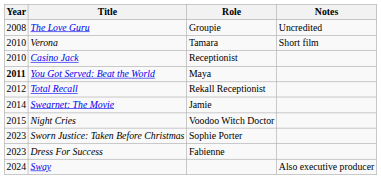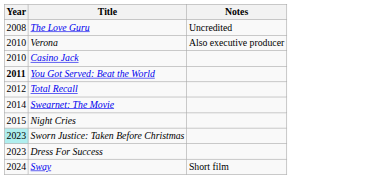- column: (232, 12)
(299, 43) Short film -> (237, 43) Also executive producer
(16, 136) no background -> (16, 136) paleturquoise background
(327, 167) Also executive producer -> (209, 167) Short film
